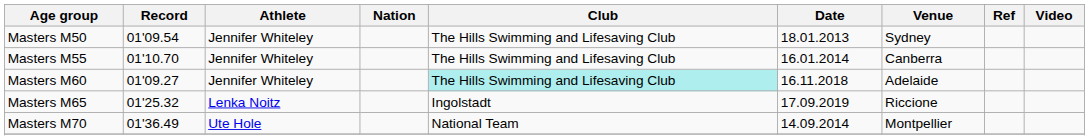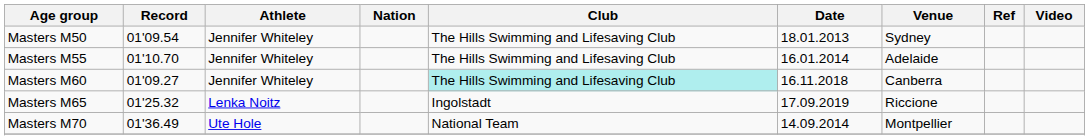(914, 59) Canberra -> (912, 59) Adelaide
(912, 80) Adelaide -> (914, 80) Canberra
